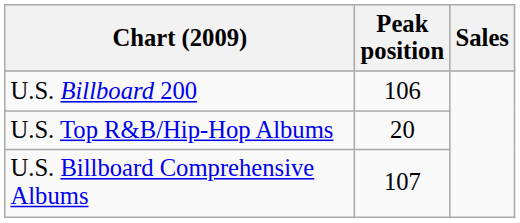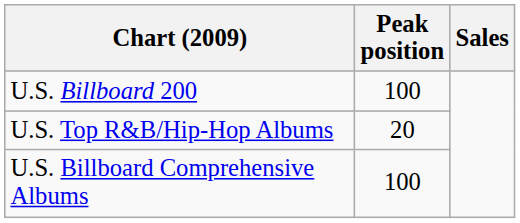(402, 90) 106 -> (402, 90) 100
(402, 182) 107 -> (402, 182) 100
